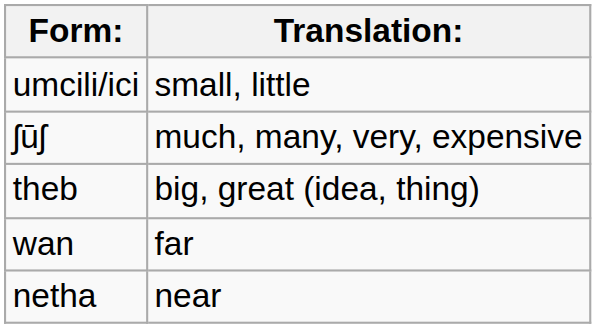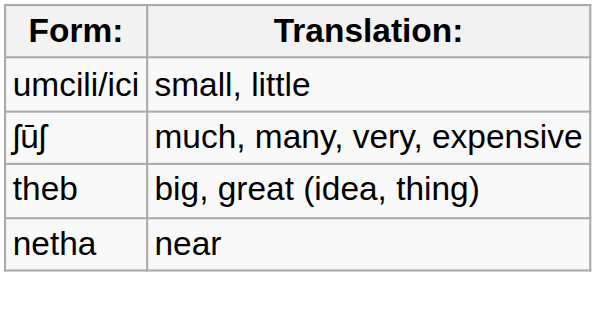- row: (43, 243)
